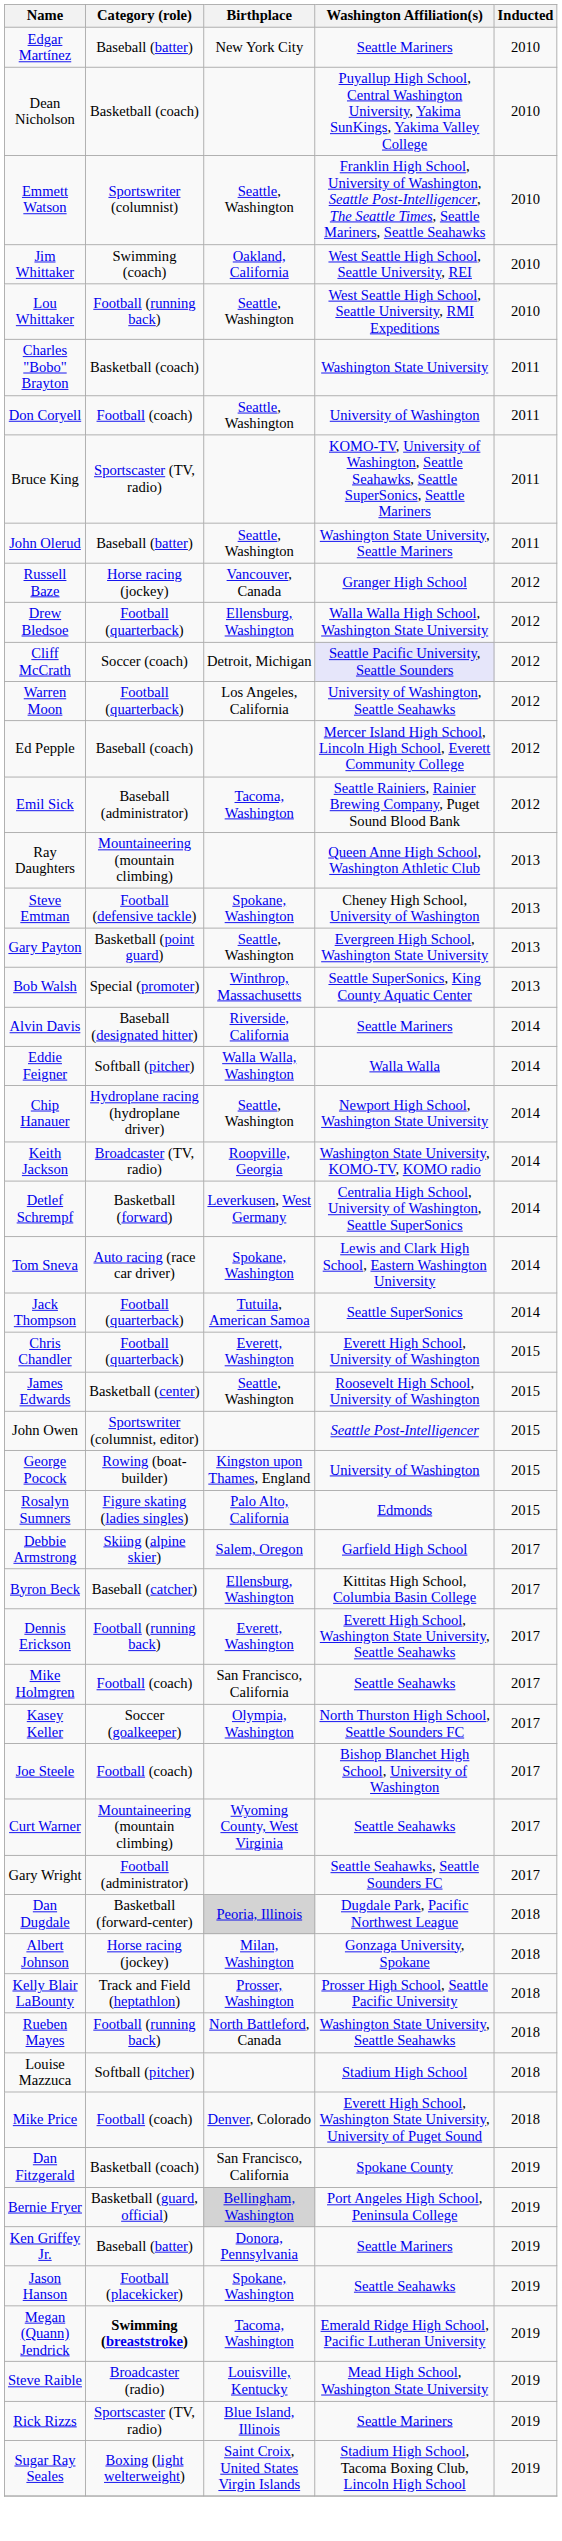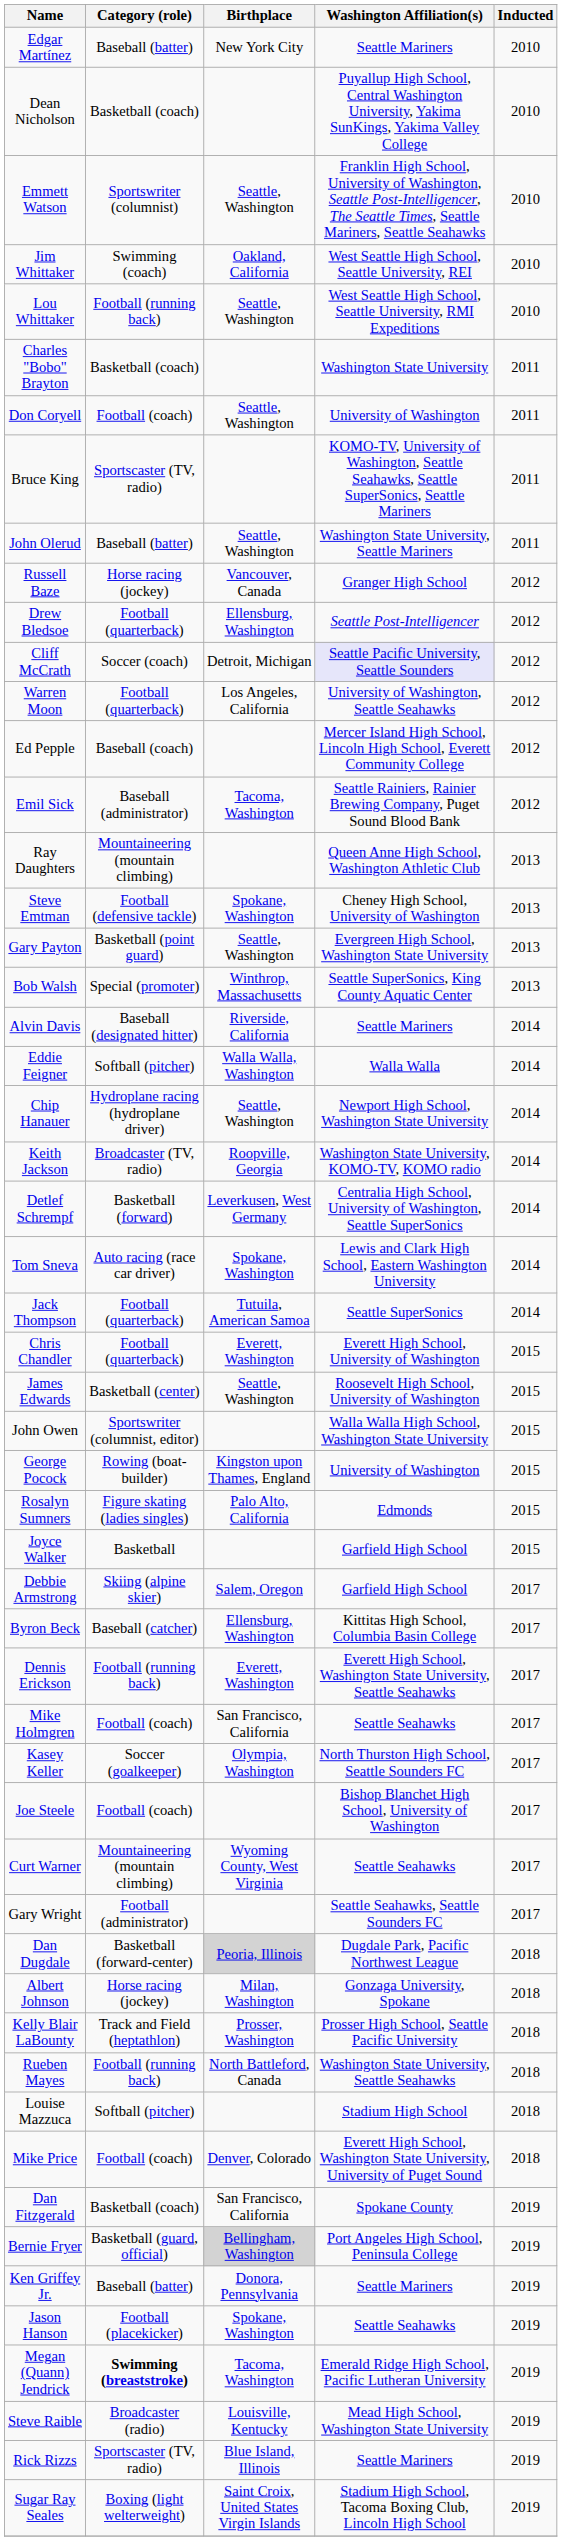(405, 622) Walla Walla High School, Washington State University -> (405, 622) Seattle Post-Intelligencer
(405, 1430) Seattle Post-Intelligencer -> (405, 1430) Walla Walla High School, Washington State University
+ row: (45, 1549)
